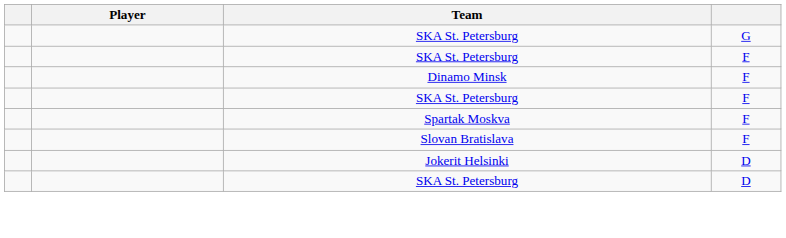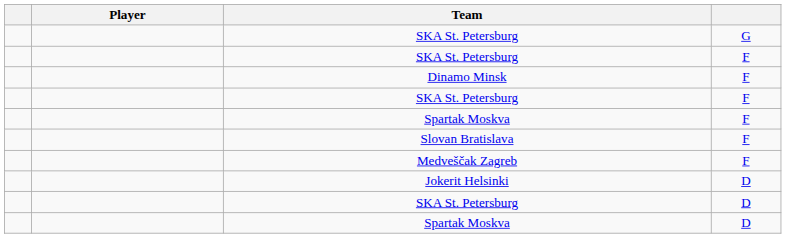+ row: (467, 160)
+ row: (467, 222)
